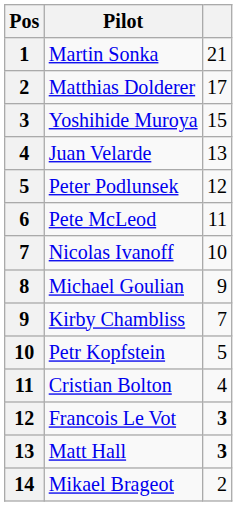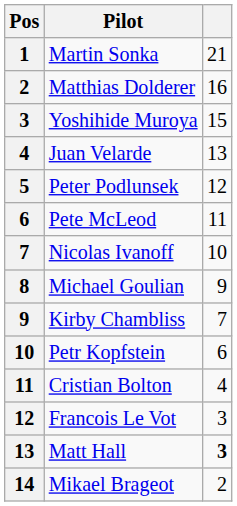(217, 87) 17 -> (217, 87) 16
(222, 352) 5 -> (222, 352) 6
(222, 418) bold -> (222, 418) normal
